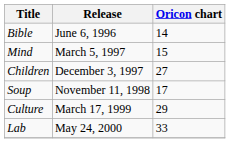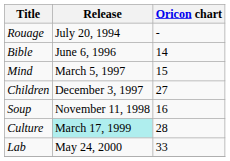+ row: (25, 33)
(162, 90) 17 -> (162, 109) 16
(93, 109) no background -> (93, 128) paleturquoise background
(162, 109) 29 -> (162, 128) 28
